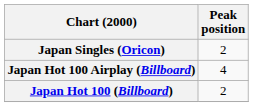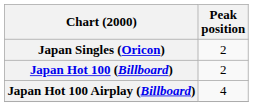rows swapped: (101, 91) <-> (101, 70)
